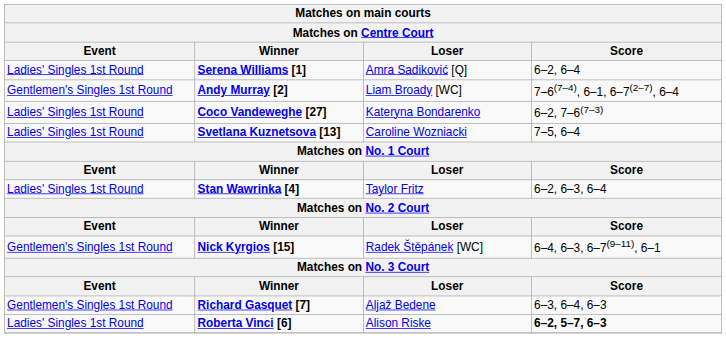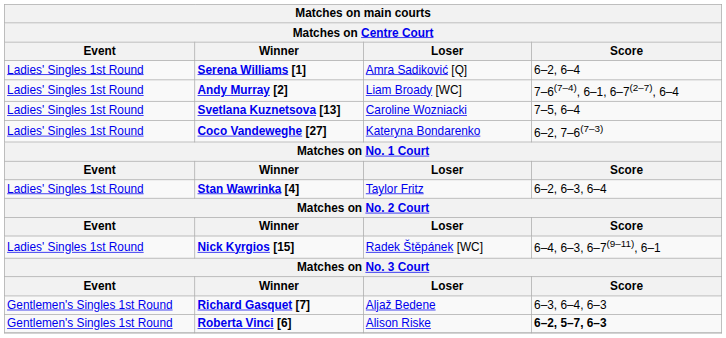(90, 90) Gentlemen's Singles 1st Round -> (75, 90) Ladies' Singles 1st Round
rows swapped: (269, 132) <-> (262, 112)
(90, 247) Gentlemen's Singles 1st Round -> (75, 247) Ladies' Singles 1st Round
(75, 323) Ladies' Singles 1st Round -> (90, 323) Gentlemen's Singles 1st Round
